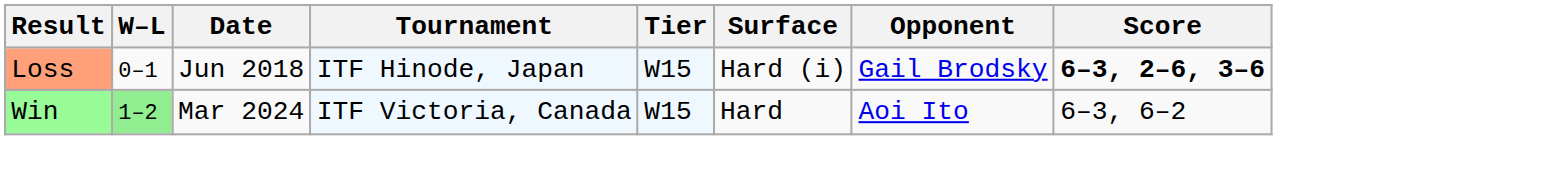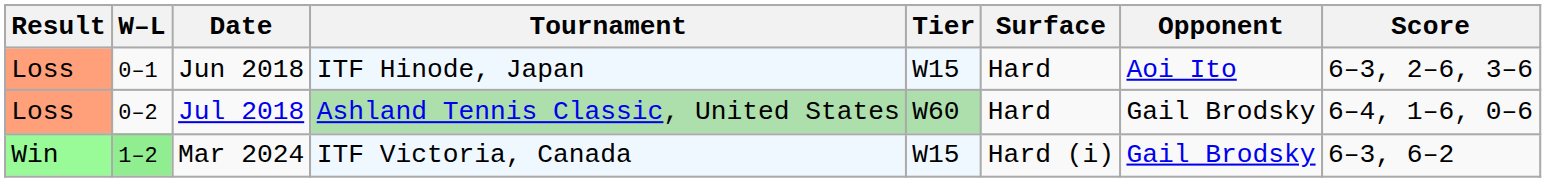(783, 69) Hard (i) -> (1019, 69) Hard
(953, 69) Gail Brodsky -> (1182, 69) Aoi Ito
(1163, 69) bold -> (1431, 69) normal
+ row: (241, 112)
(751, 112) Hard -> (1051, 155) Hard (i)
(914, 112) Aoi Ito -> (1221, 155) Gail Brodsky
